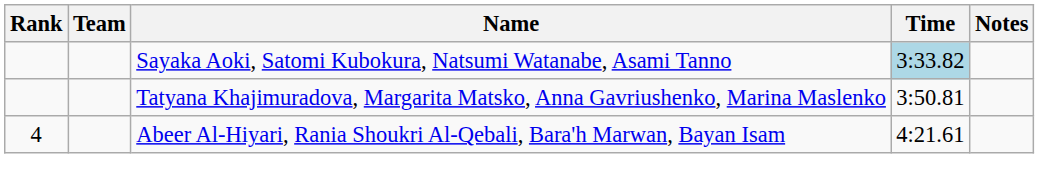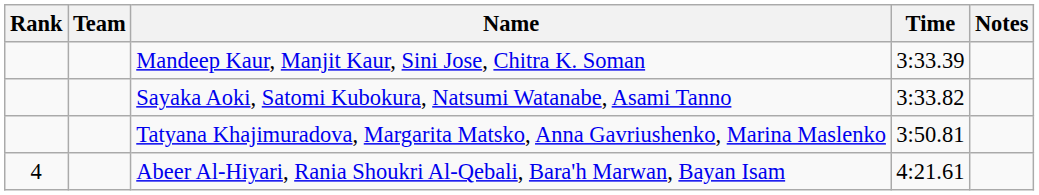+ row: (391, 60)
(930, 60) lightblue background -> (930, 97) no background
